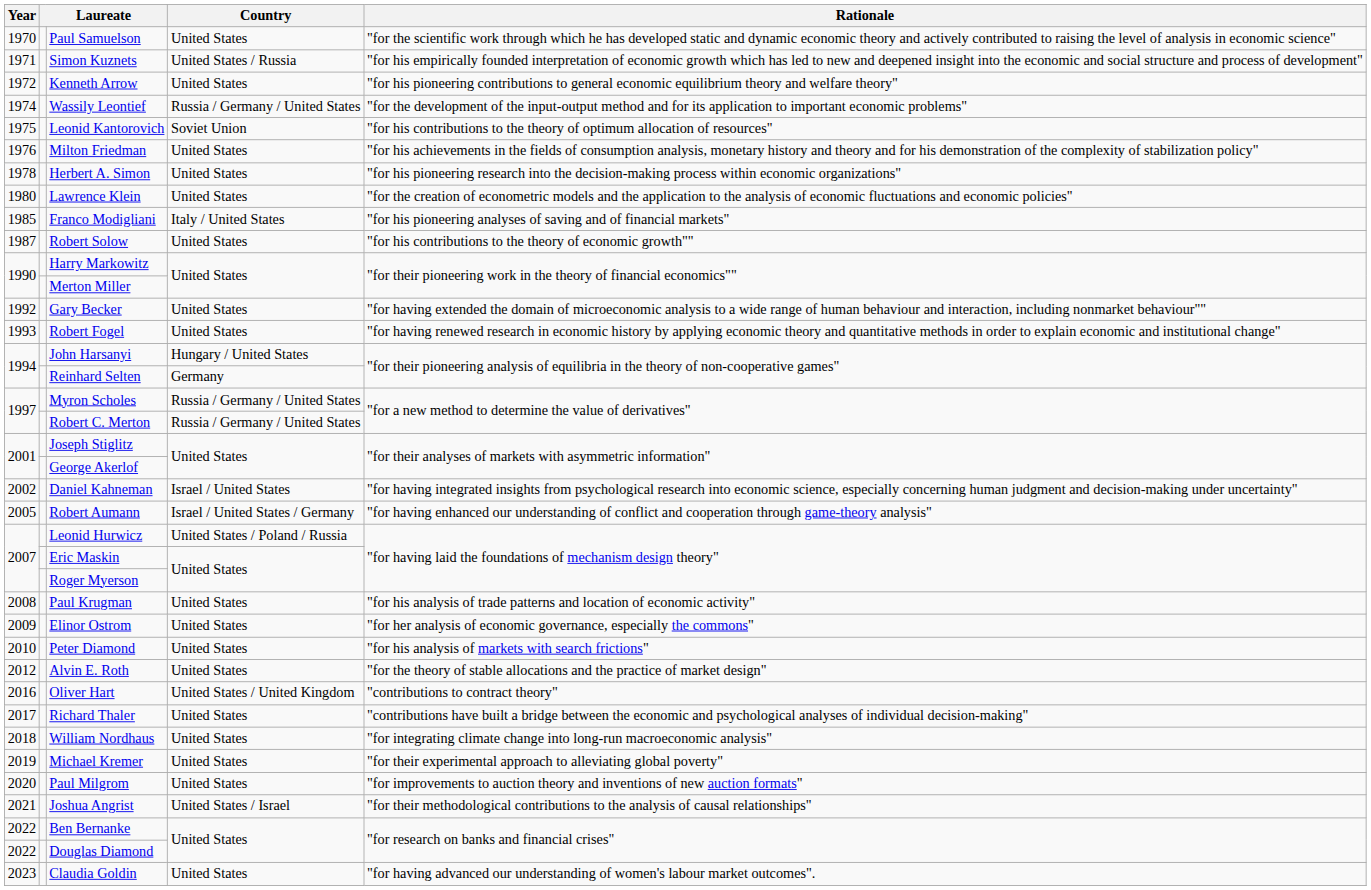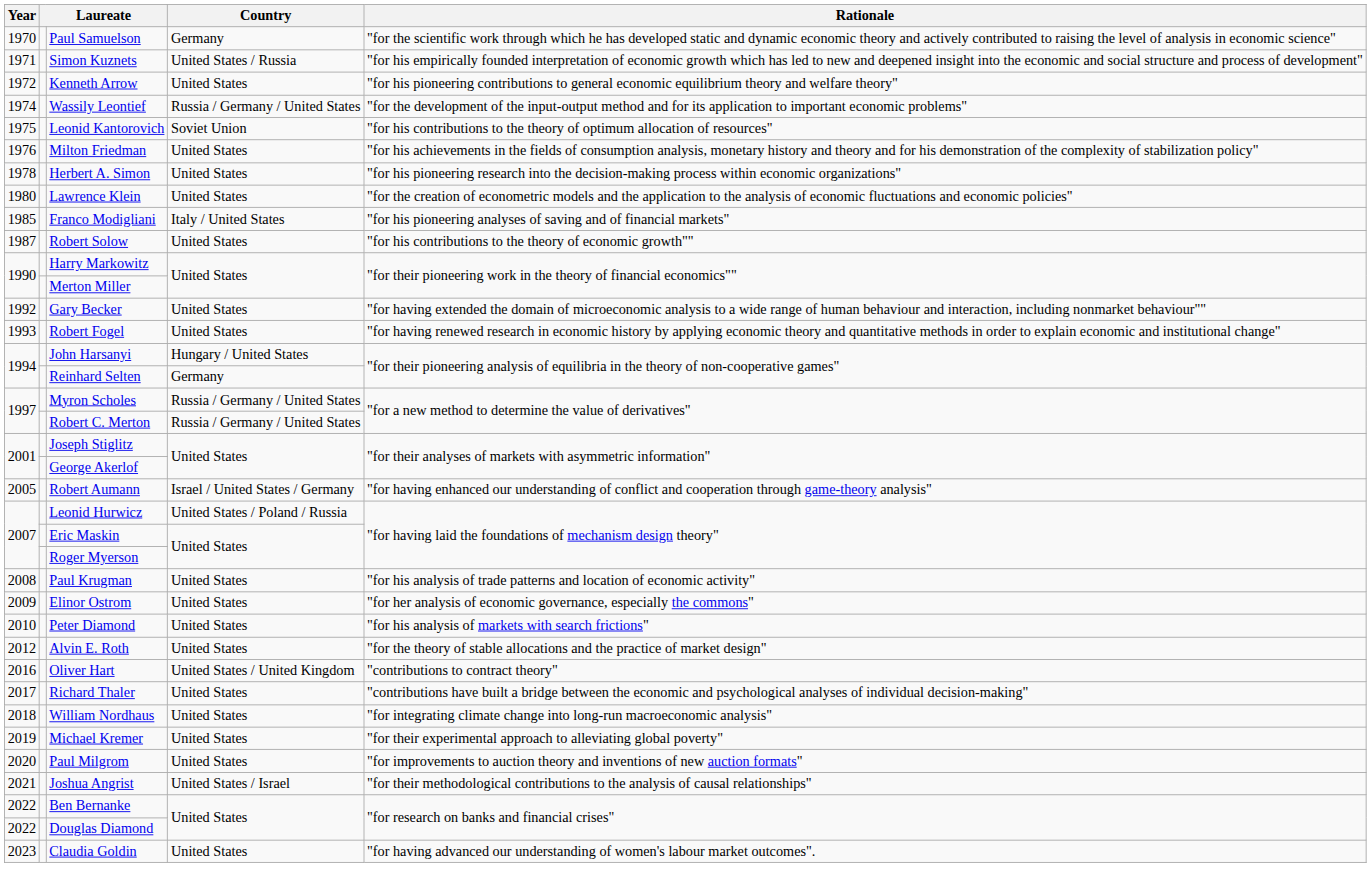(209, 38) United States -> (197, 38) Germany
- row: (101, 490)
